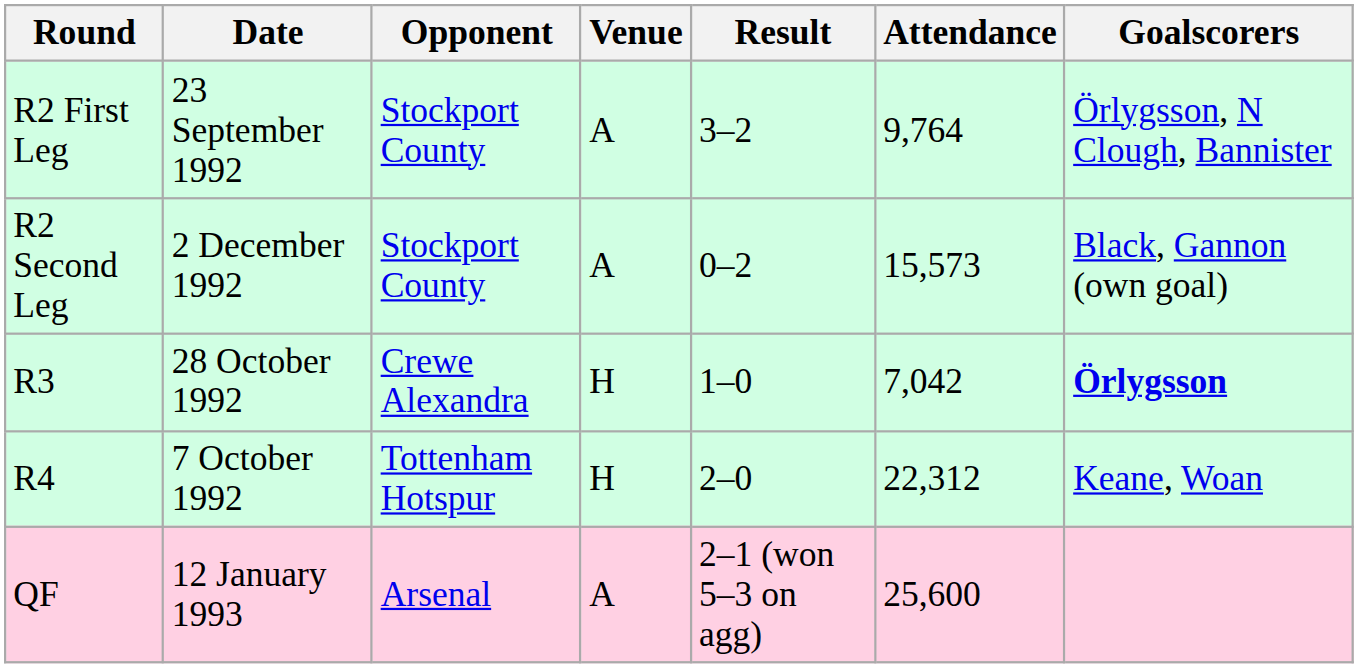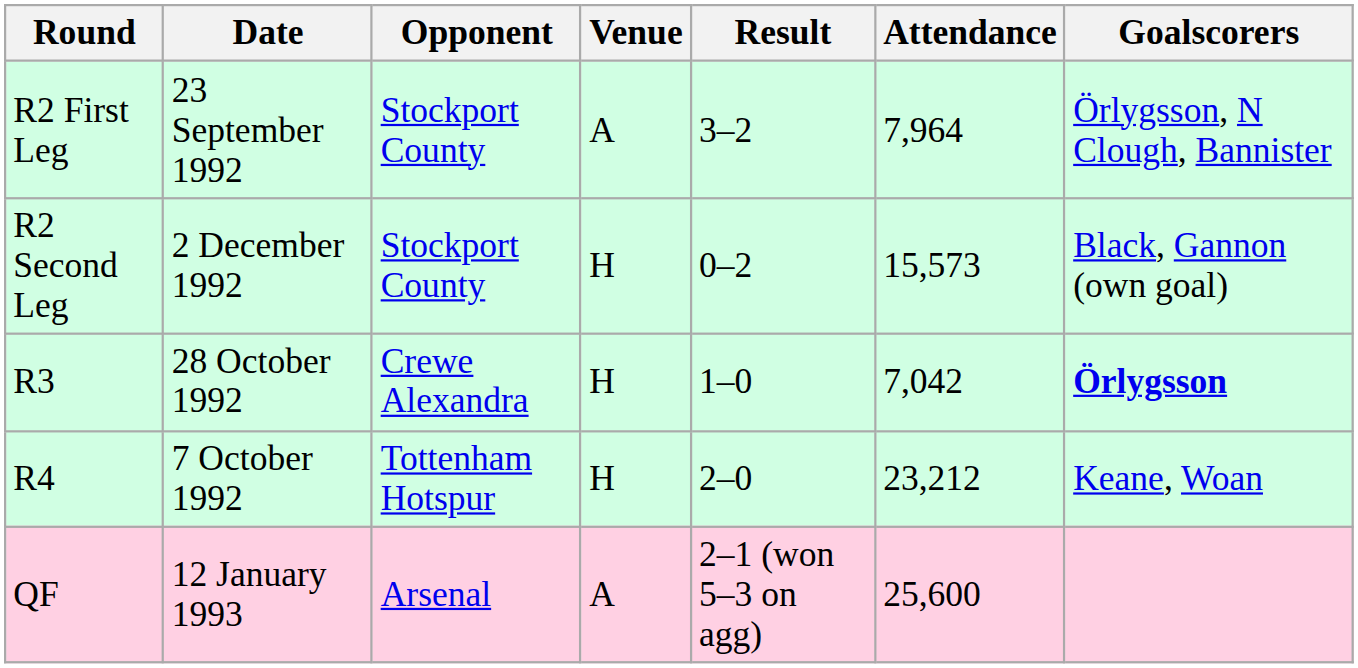(923, 128) 9,764 -> (923, 128) 7,964
(602, 265) A -> (602, 265) H
(932, 477) 22,312 -> (932, 477) 23,212
